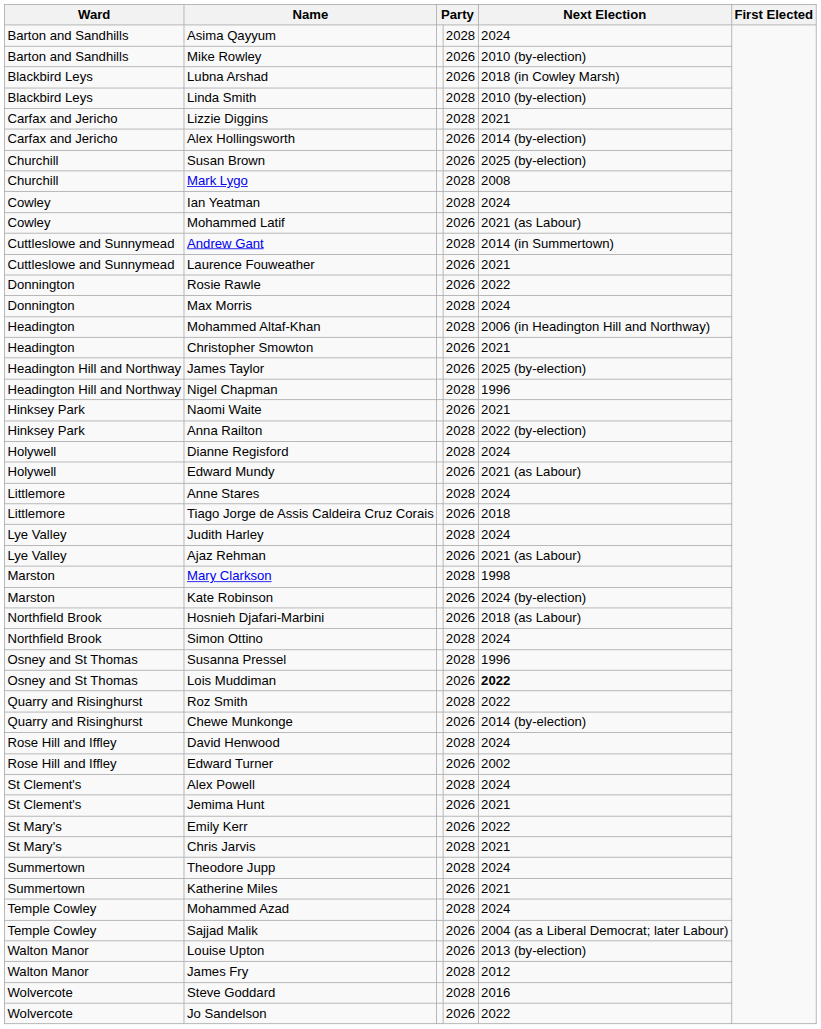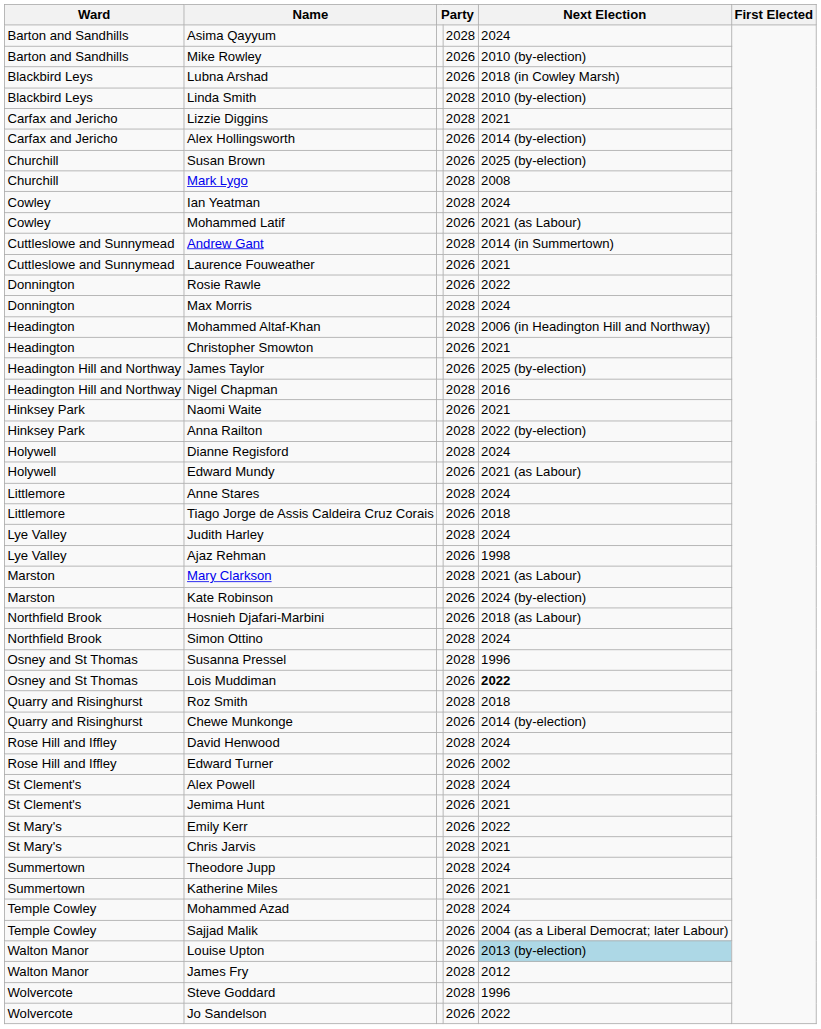(496, 389) 1996 -> (496, 389) 2016
(531, 555) 2021 (as Labour) -> (496, 555) 1998
(496, 576) 1998 -> (531, 576) 2021 (as Labour)
(496, 701) 2022 -> (496, 701) 2018
(534, 951) no background -> (534, 951) lightblue background
(496, 992) 2016 -> (496, 992) 1996
